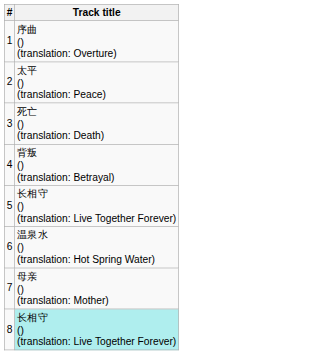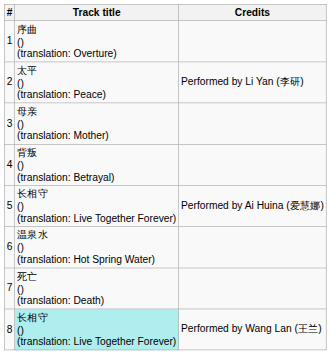+ column: (252, 12)
(61, 124) 死亡 () (translation: Death) -> (63, 124) 母亲 () (translation: Mother)
(63, 288) 母亲 () (translation: Mother) -> (61, 288) 死亡 () (translation: Death)
